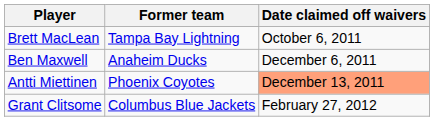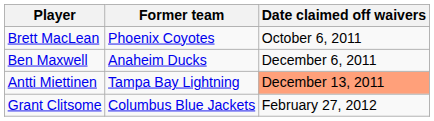(174, 37) Tampa Bay Lightning -> (161, 37) Phoenix Coyotes
(161, 82) Phoenix Coyotes -> (174, 82) Tampa Bay Lightning
